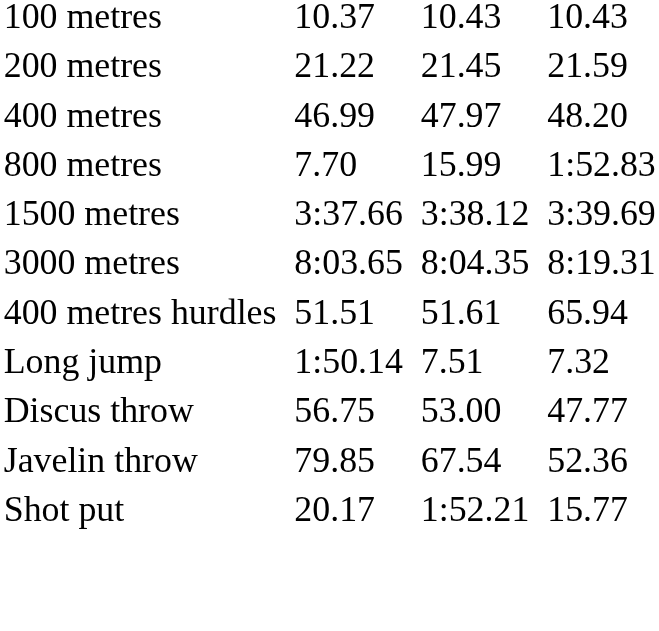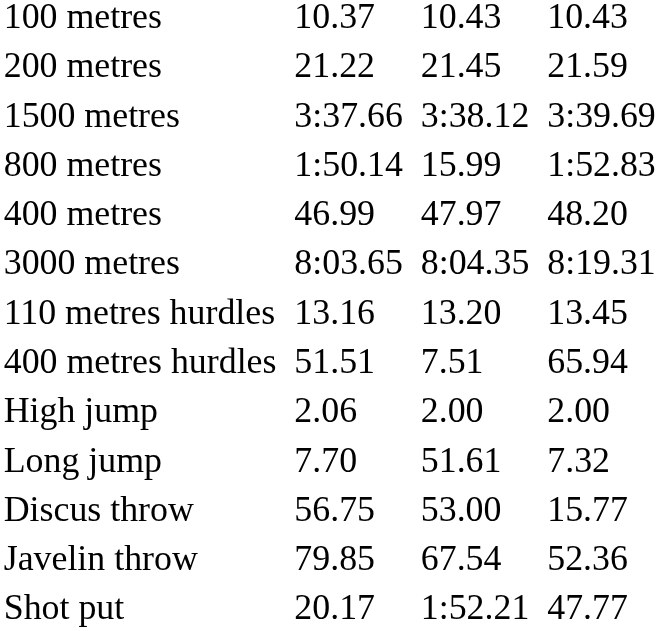rows swapped: (83, 114) <-> (92, 213)
(326, 164) 7.70 -> (349, 164) 1:50.14
+ row: (139, 311)
(461, 311) 51.61 -> (452, 361) 7.51
+ row: (81, 410)
(349, 361) 1:50.14 -> (326, 459) 7.70
(452, 361) 7.51 -> (461, 459) 51.61
(588, 410) 47.77 -> (588, 509) 15.77
(588, 509) 15.77 -> (588, 607) 47.77
